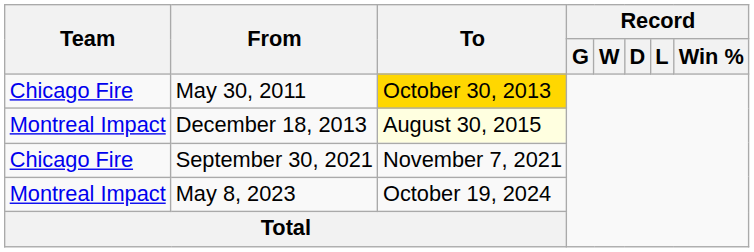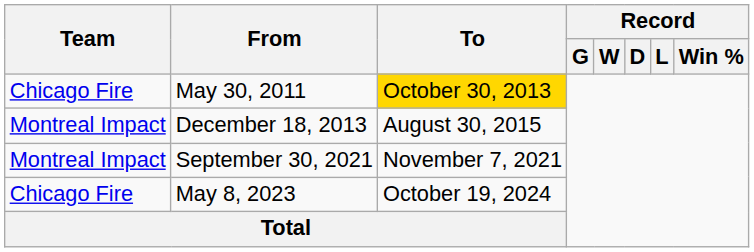(462, 125) lightyellow background -> (462, 125) no background
(71, 159) Chicago Fire -> (88, 159) Montreal Impact
(88, 194) Montreal Impact -> (71, 194) Chicago Fire
